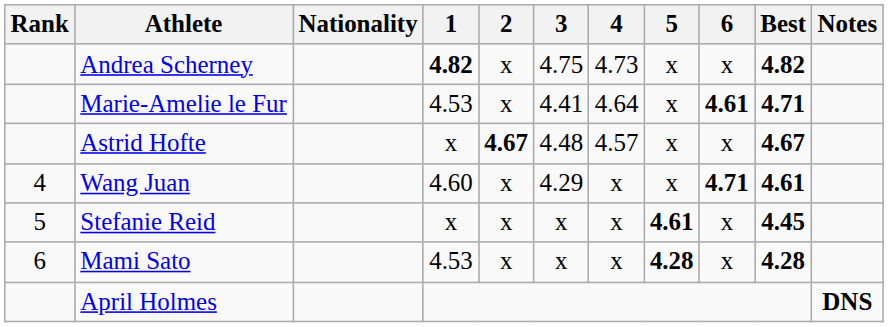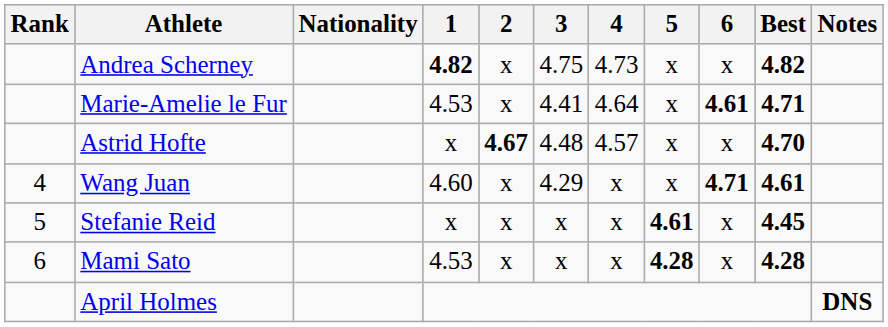(783, 143) 4.67 -> (783, 143) 4.70
